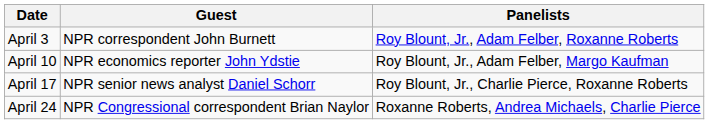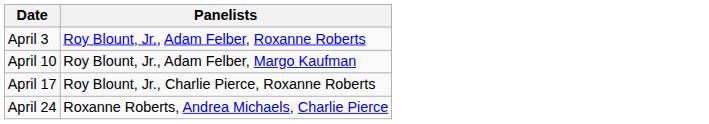- column: (216, 15)
